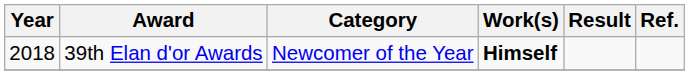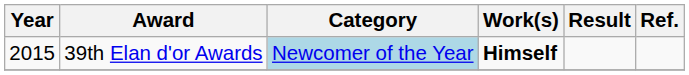(32, 53) 2018 -> (32, 53) 2015
(373, 53) no background -> (373, 53) lightblue background
